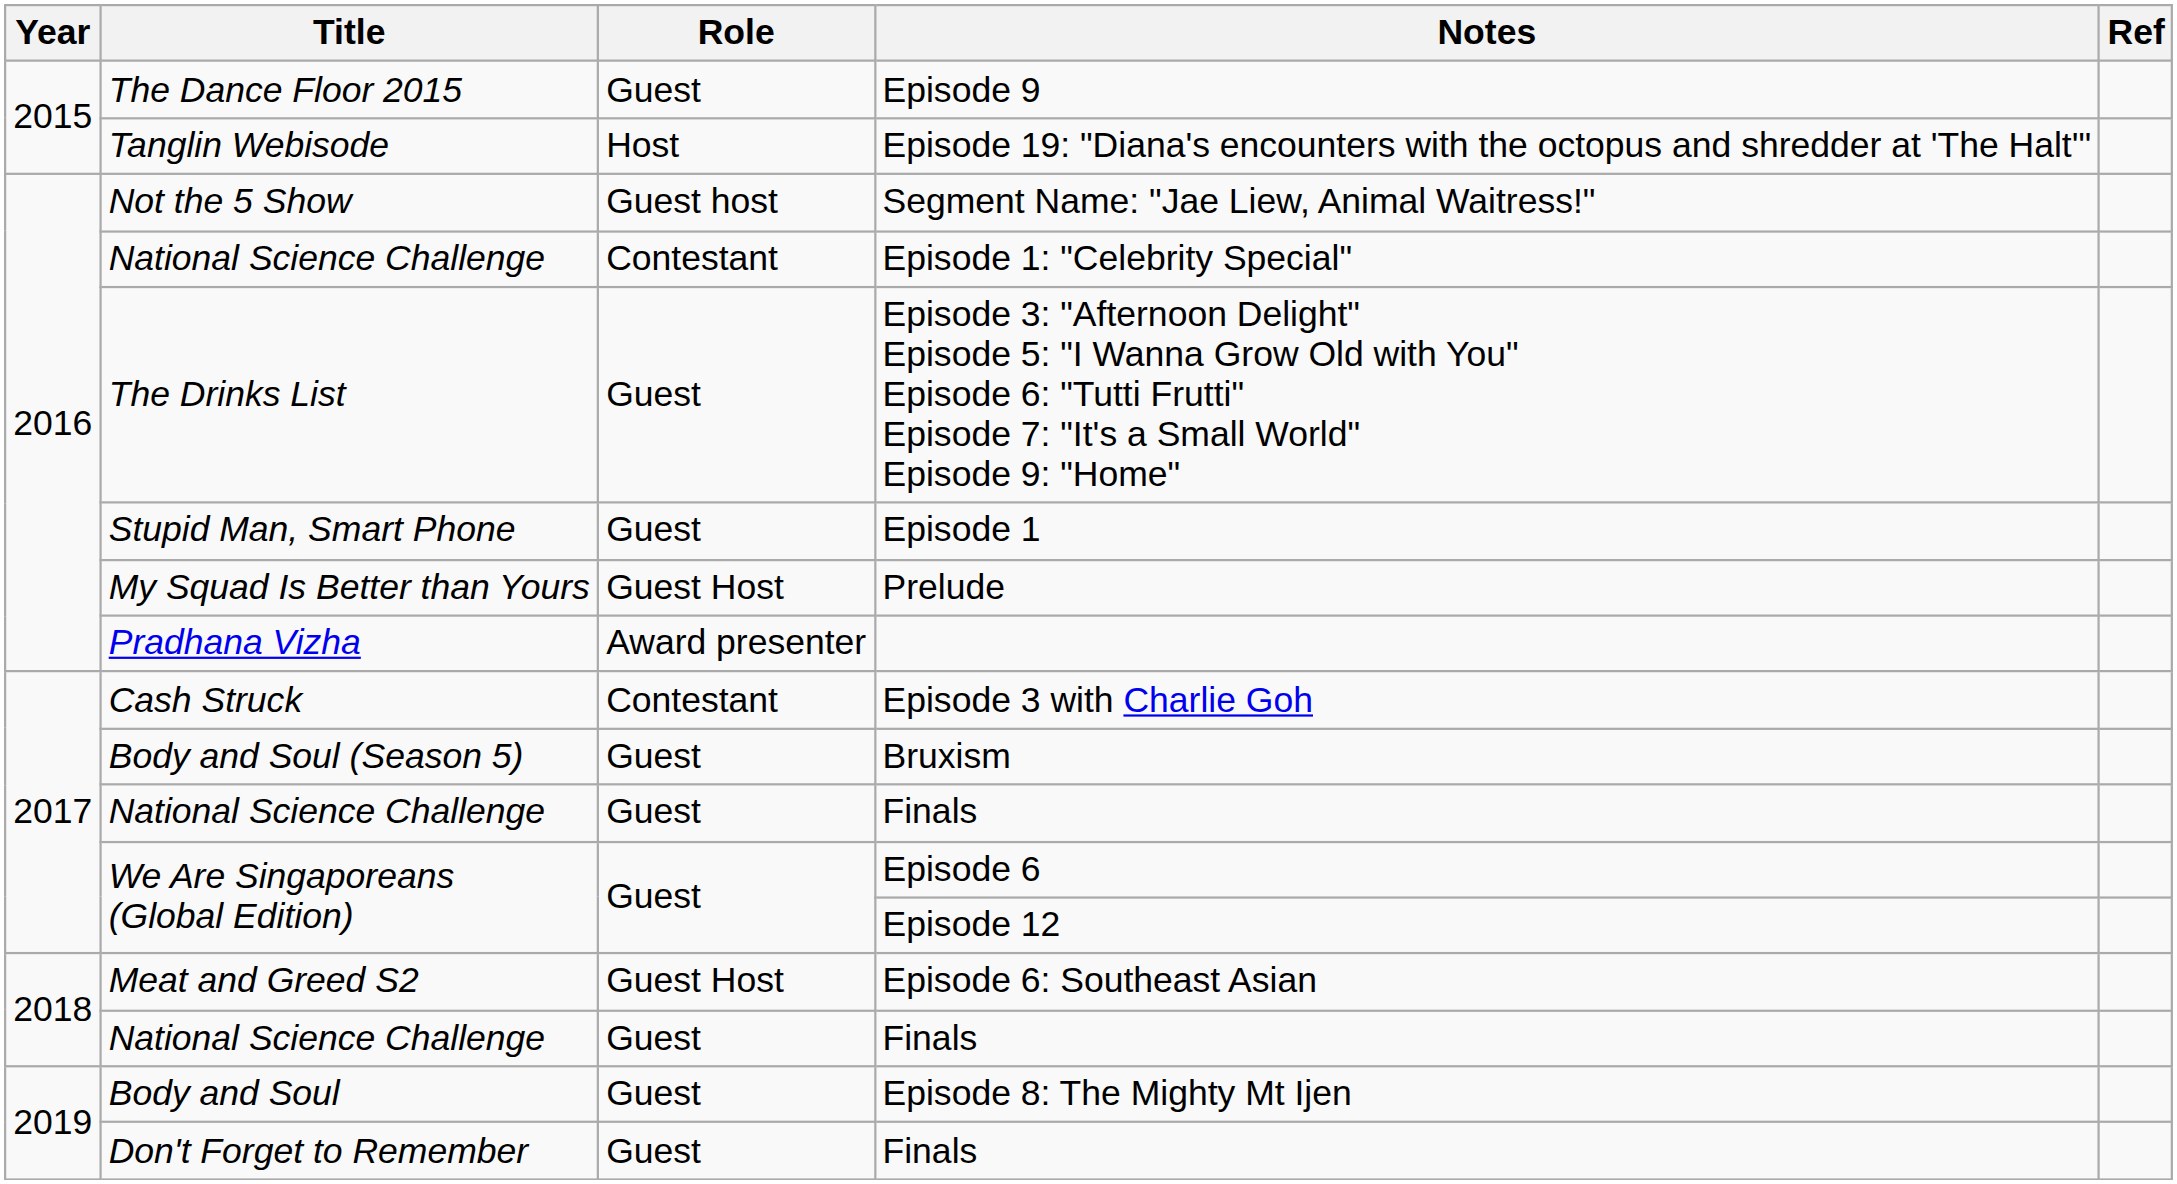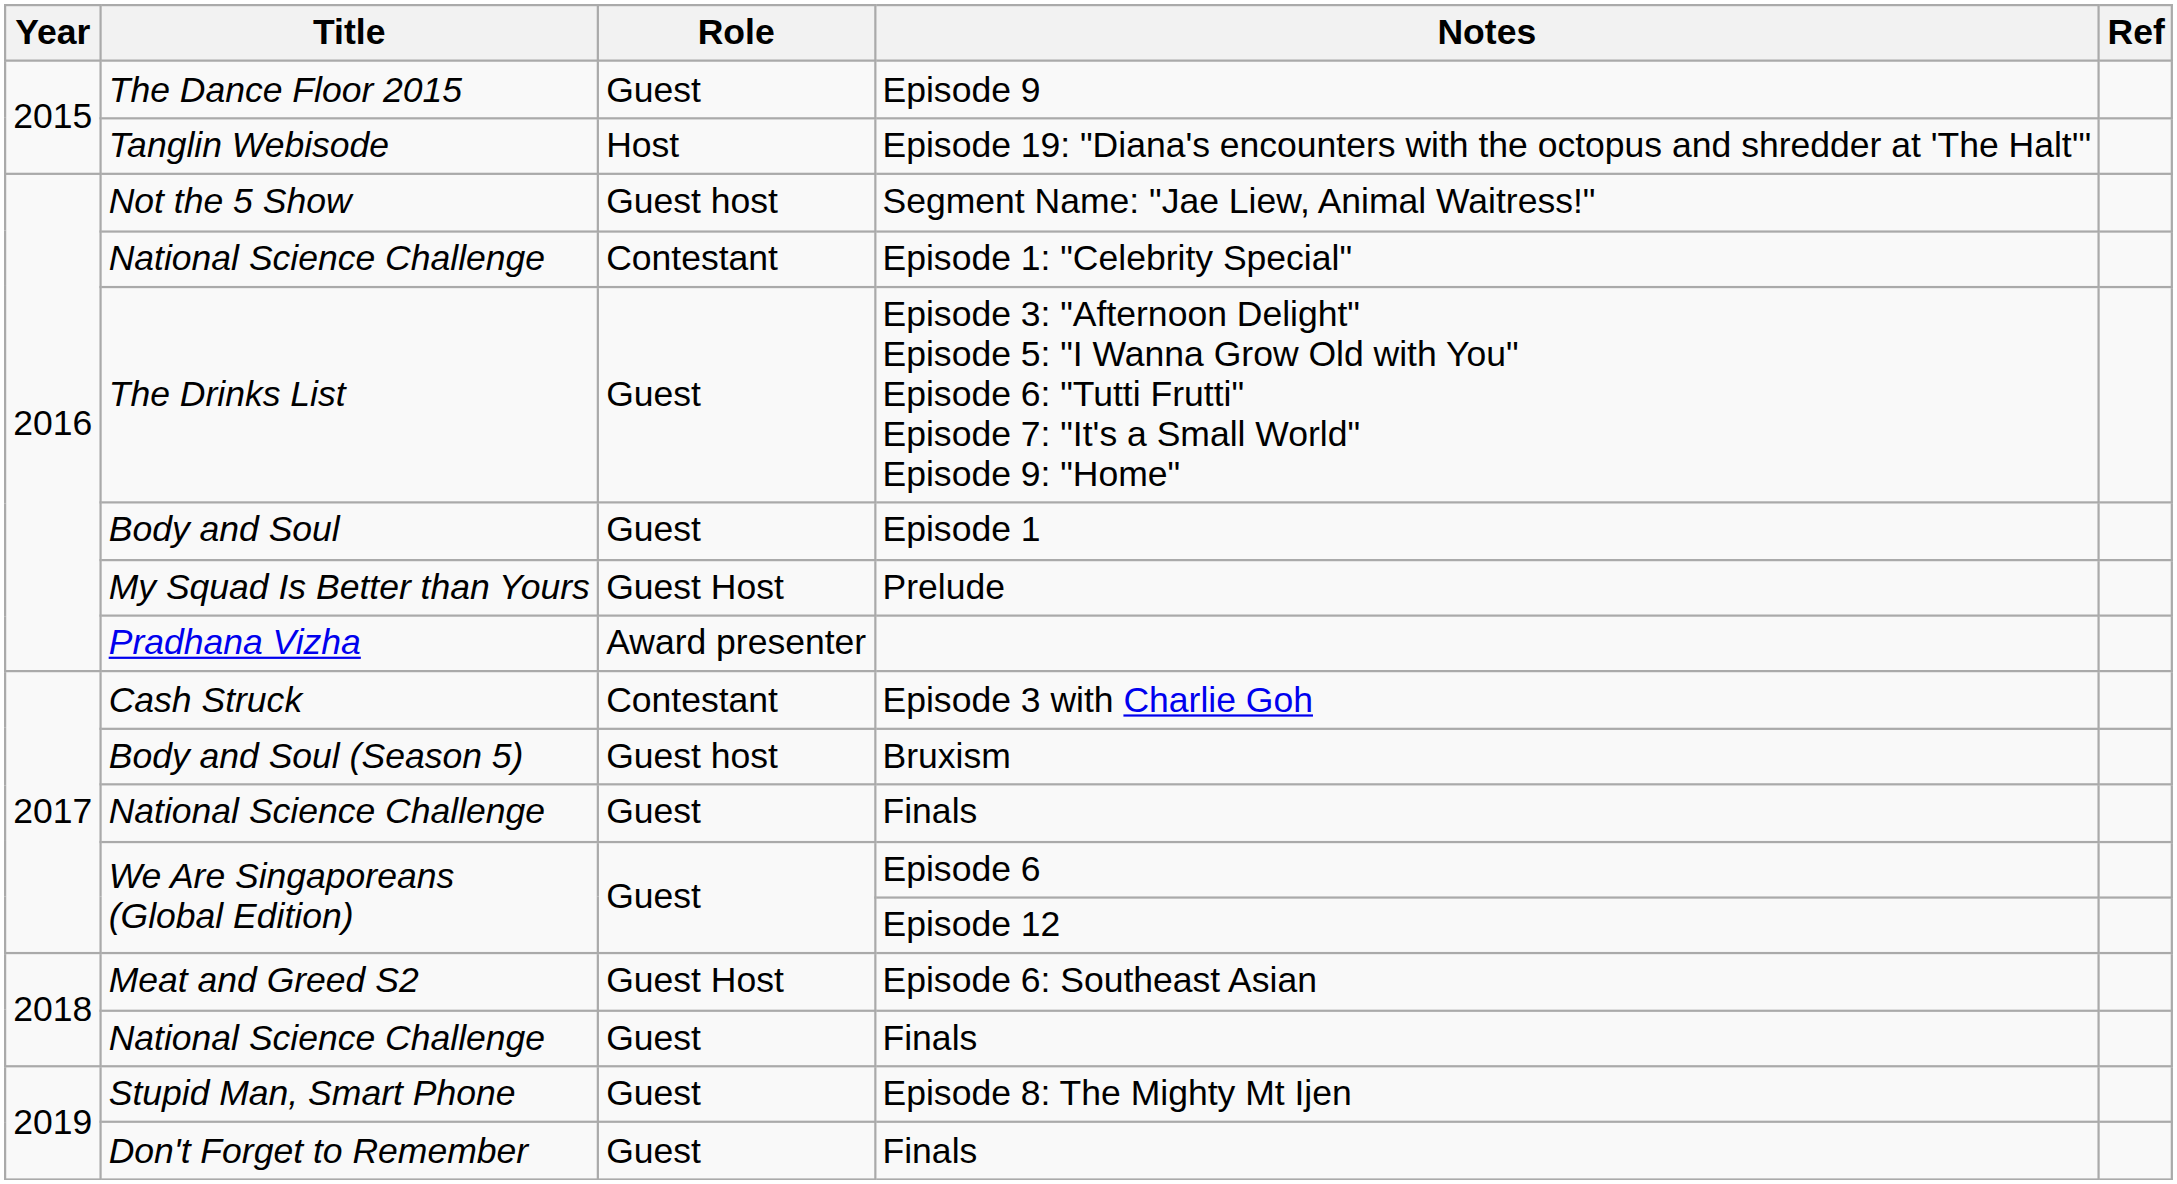(312, 530) Stupid Man, Smart Phone -> (224, 530) Body and Soul
(654, 755) Guest -> (692, 755) Guest host
(224, 1093) Body and Soul -> (312, 1093) Stupid Man, Smart Phone
